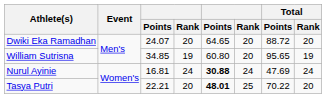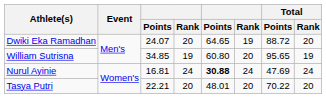(248, 42) 20 -> (248, 42) 19
(218, 86) bold -> (218, 86) normal
(248, 86) 25 -> (248, 86) 20
